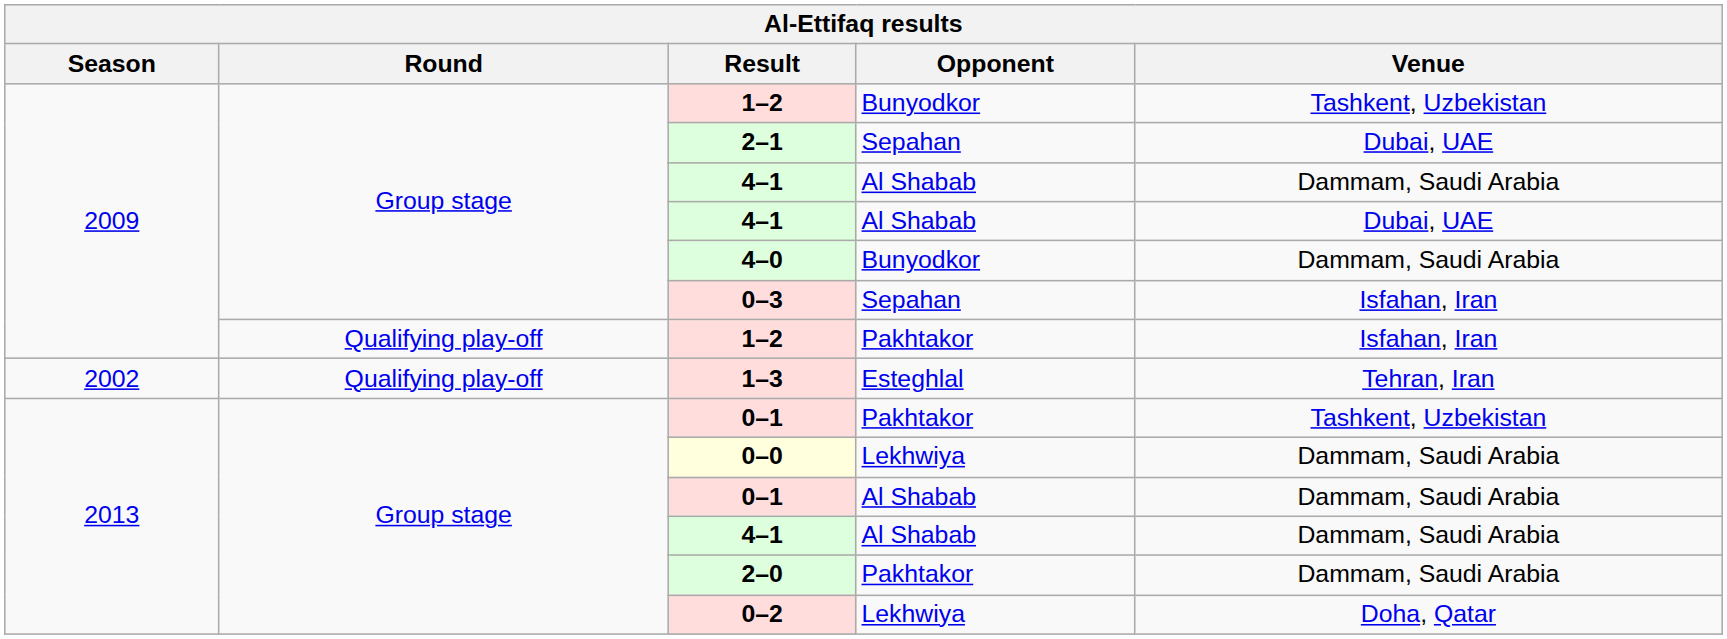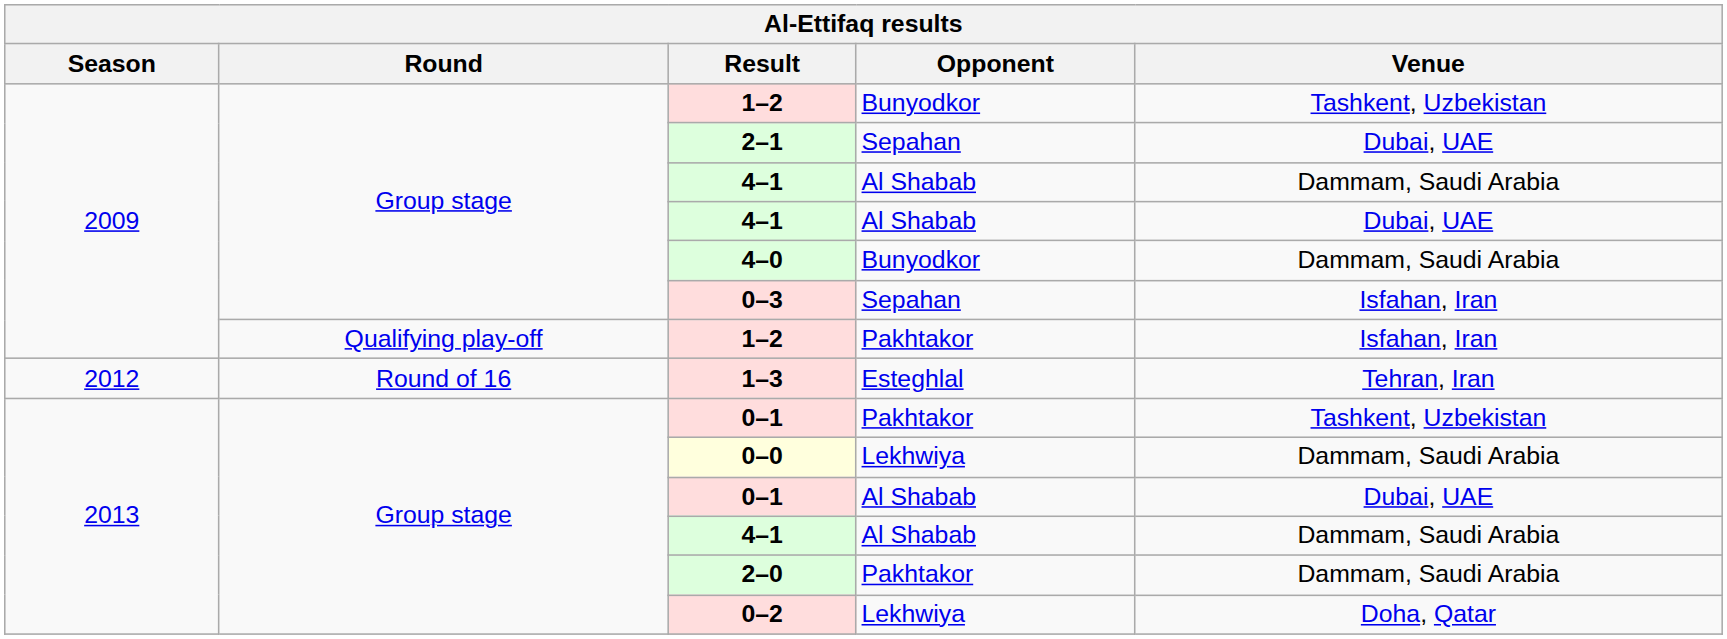(112, 378) 2002 -> (112, 378) 2012
(444, 378) Qualifying play-off -> (444, 378) Round of 16
(1428, 496) Dammam, Saudi Arabia -> (1428, 496) Dubai, UAE
